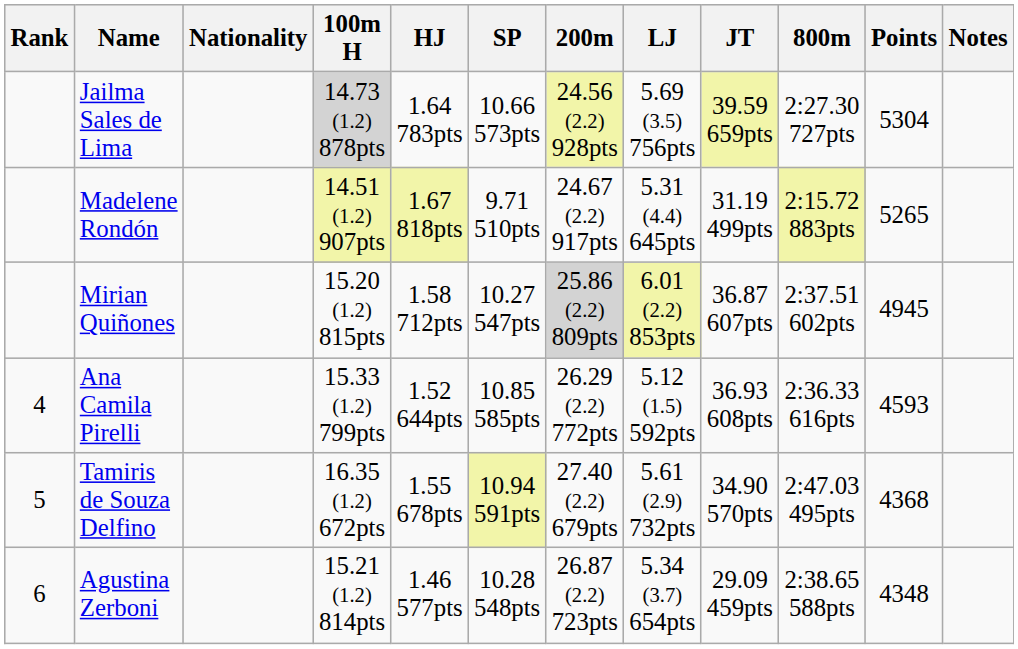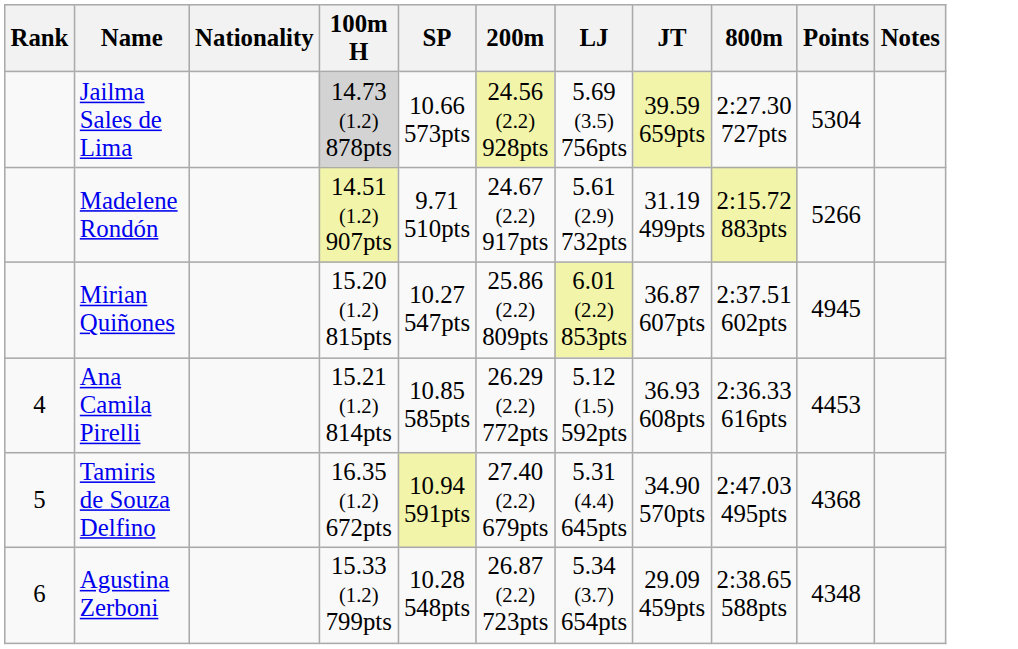- column: (430, 38)
(662, 214) 5.31 (4.4) 645pts -> (594, 214) 5.61 (2.9) 732pts
(904, 214) 5265 -> (836, 214) 5266
(585, 309) lightgrey background -> (515, 309) no background
(352, 404) 15.33 (1.2) 799pts -> (359, 404) 15.21 (1.2) 814pts
(904, 404) 4593 -> (836, 404) 4453
(662, 499) 5.61 (2.9) 732pts -> (594, 499) 5.31 (4.4) 645pts
(352, 594) 15.21 (1.2) 814pts -> (359, 594) 15.33 (1.2) 799pts
